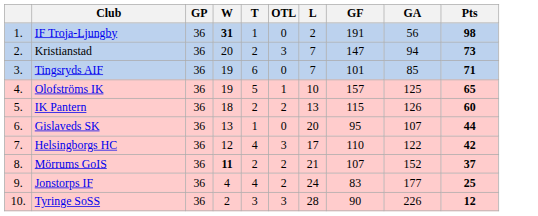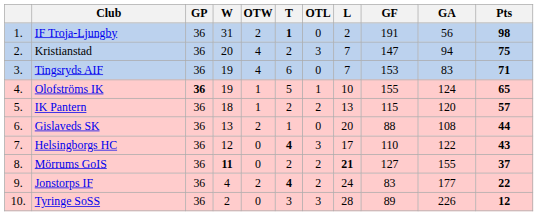+ column: (258, 13)
(227, 32) bold -> (227, 32) normal
(255, 32) normal -> (289, 32) bold
(470, 51) 73 -> (504, 51) 75
(355, 70) 101 -> (390, 70) 153
(412, 70) 85 -> (447, 70) 83
(199, 88) normal -> (199, 88) bold
(355, 88) 157 -> (390, 88) 155
(412, 88) 125 -> (447, 88) 124
(412, 107) 126 -> (447, 107) 120
(470, 107) 60 -> (504, 107) 57
(355, 126) 95 -> (390, 126) 88
(412, 126) 107 -> (447, 126) 108
(255, 145) normal -> (289, 145) bold
(470, 145) 42 -> (504, 145) 43
(313, 164) normal -> (347, 164) bold
(355, 164) 107 -> (390, 164) 127
(412, 164) 152 -> (447, 164) 155
(255, 182) normal -> (289, 182) bold
(470, 182) 25 -> (504, 182) 22
(355, 201) 90 -> (390, 201) 89
